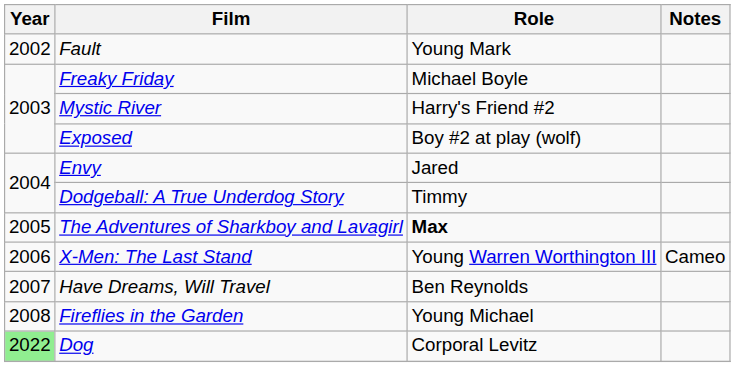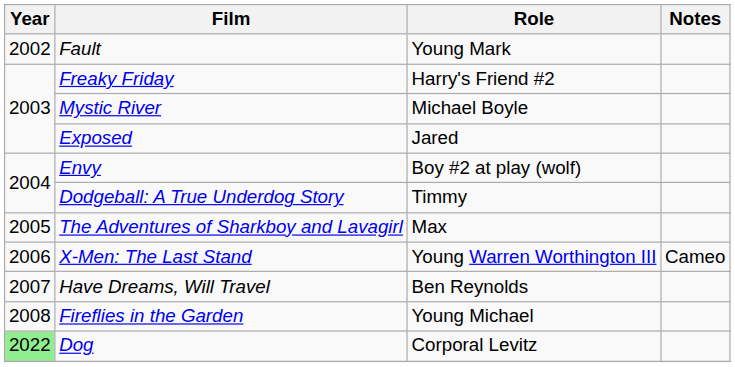(470, 78) Michael Boyle -> (483, 78) Harry's Friend #2
(483, 108) Harry's Friend #2 -> (470, 108) Michael Boyle
(496, 138) Boy #2 at play (wolf) -> (435, 138) Jared
(435, 167) Jared -> (496, 167) Boy #2 at play (wolf)
(430, 227) bold -> (429, 227) normal
